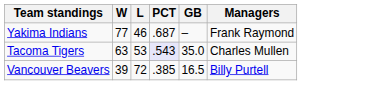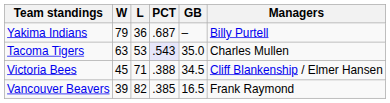(122, 32) 77 -> (122, 32) 79
(140, 32) 46 -> (140, 32) 36
(252, 32) Frank Raymond -> (239, 32) Billy Purtell
+ row: (42, 70)
(140, 70) 72 -> (140, 88) 82
(239, 70) Billy Purtell -> (252, 88) Frank Raymond
